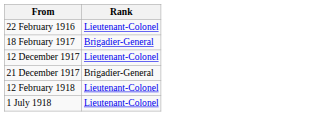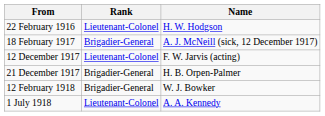+ column: (240, 12)
(121, 88) Lieutenant-Colonel -> (119, 88) Brigadier-General
